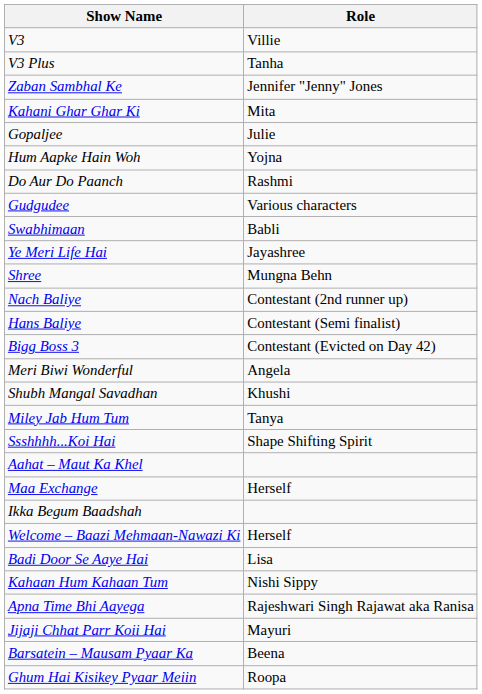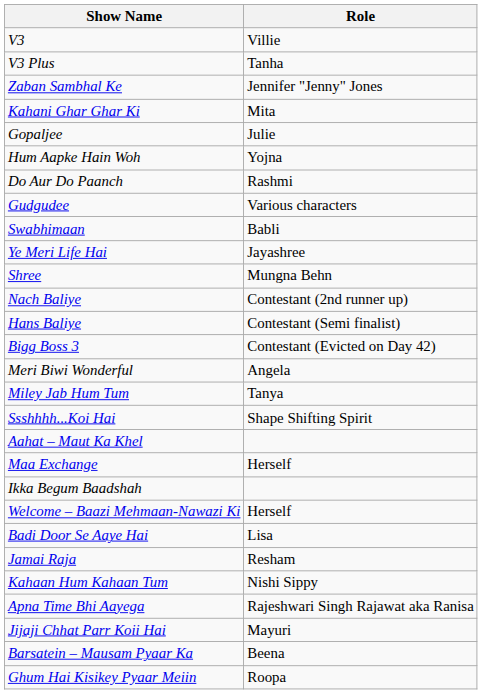- row: (83, 393)
+ row: (42, 559)
